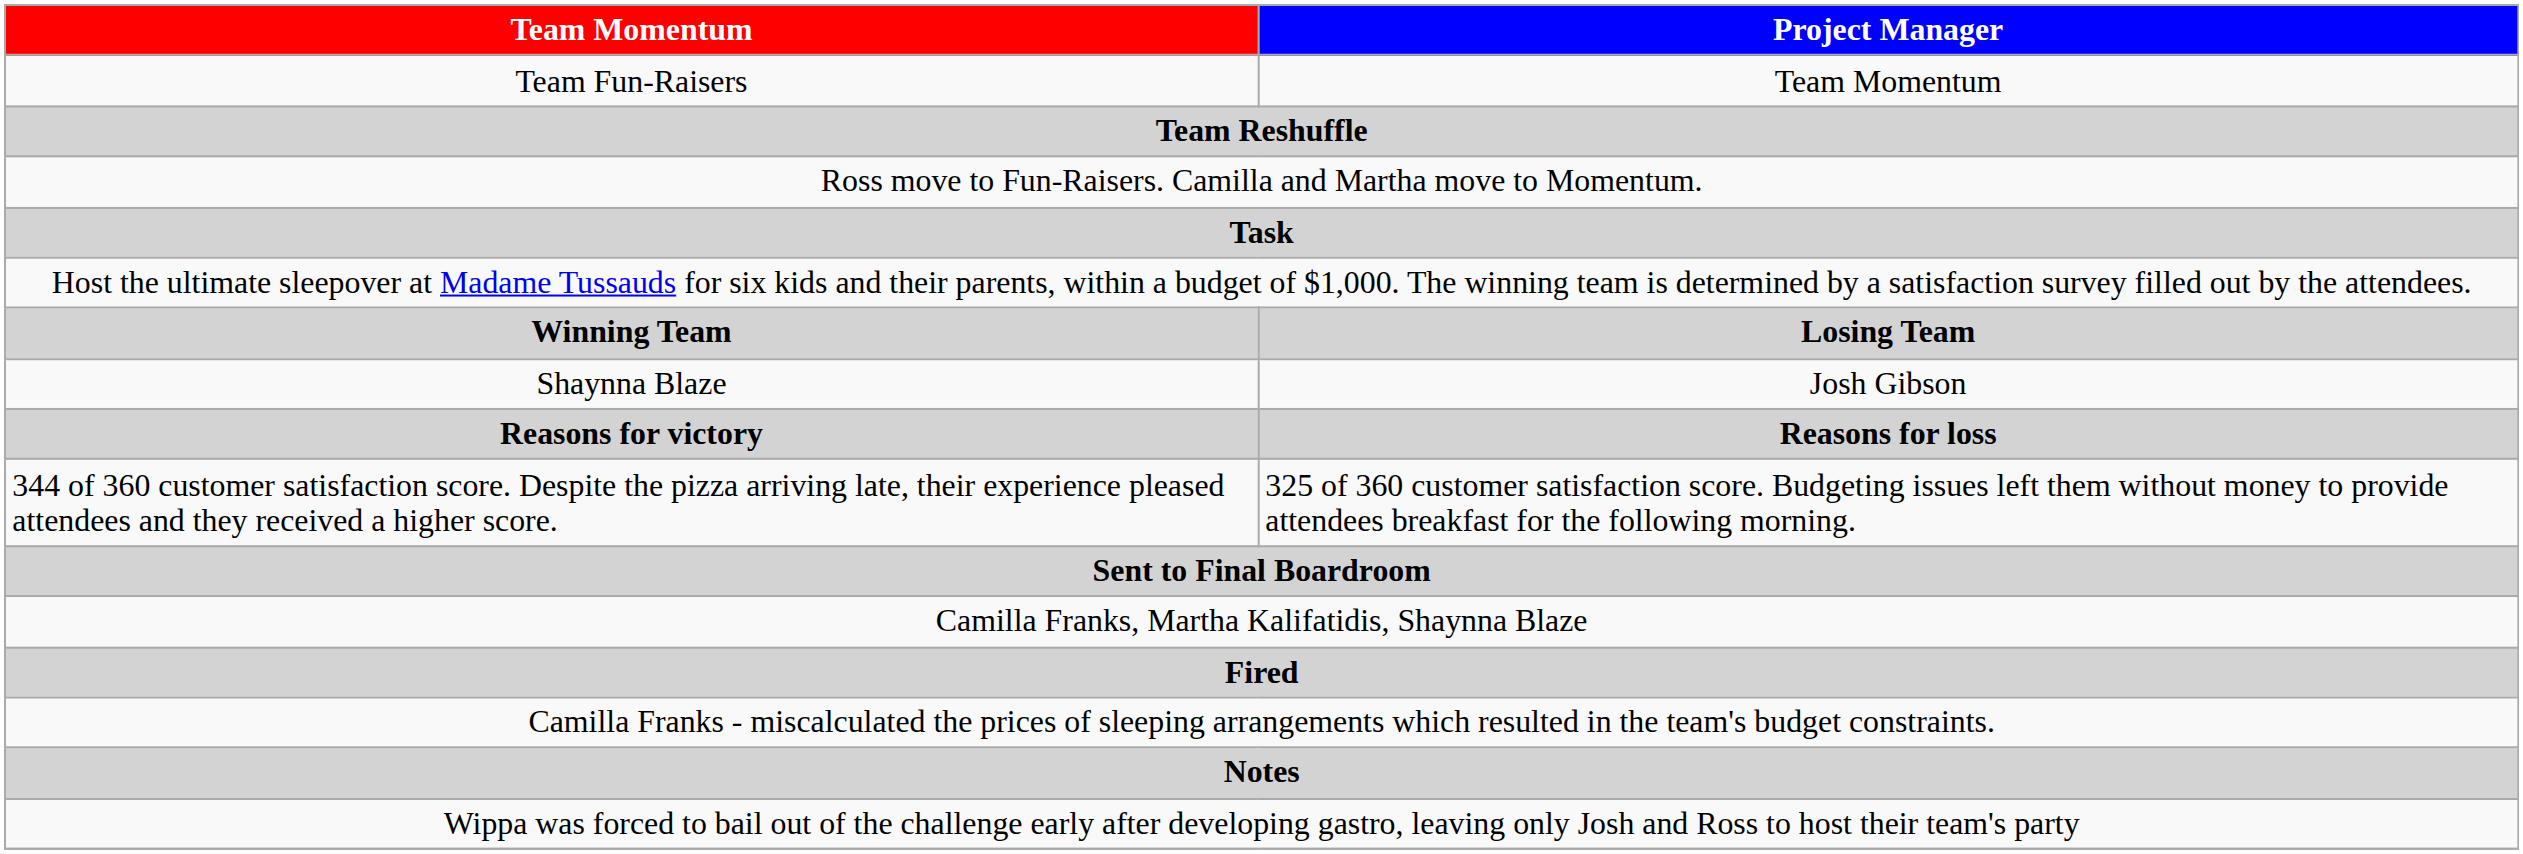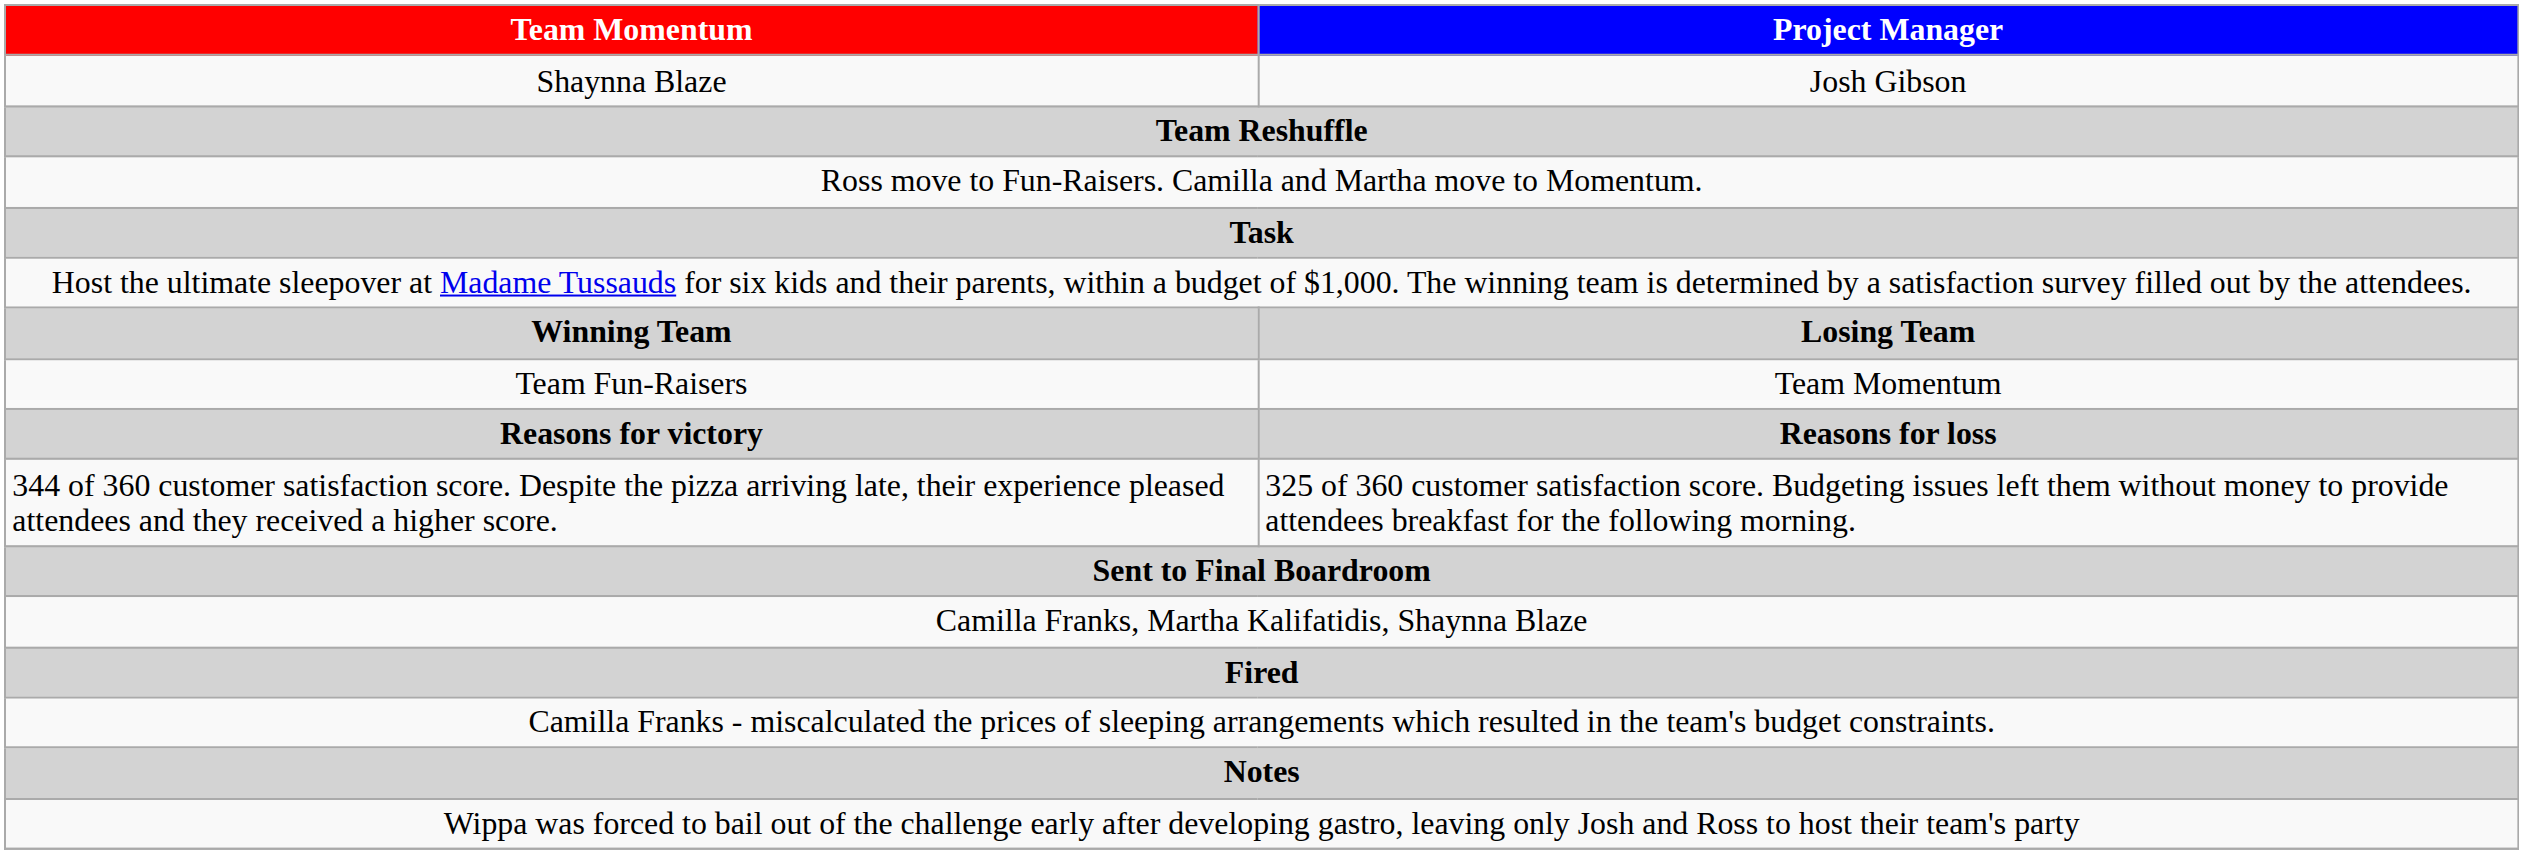rows swapped: (631, 383) <-> (631, 80)
